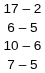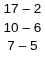- row: (22, 27)
